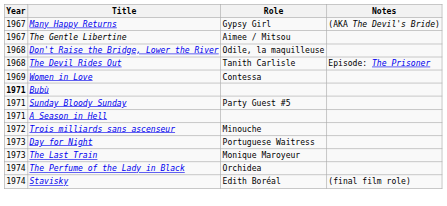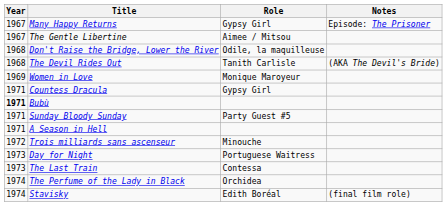(384, 24) (AKA The Devil's Bride) -> (379, 24) Episode: The Prisoner
(379, 63) Episode: The Prisoner -> (384, 63) (AKA The Devil's Bride)
(242, 77) Contessa -> (261, 77) Monique Maroyeur
+ row: (68, 90)
(261, 155) Monique Maroyeur -> (242, 169) Contessa
